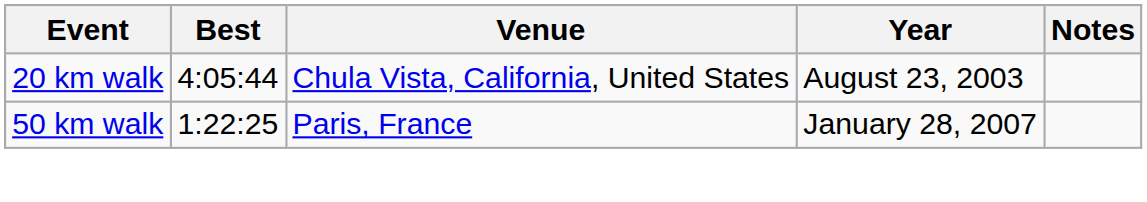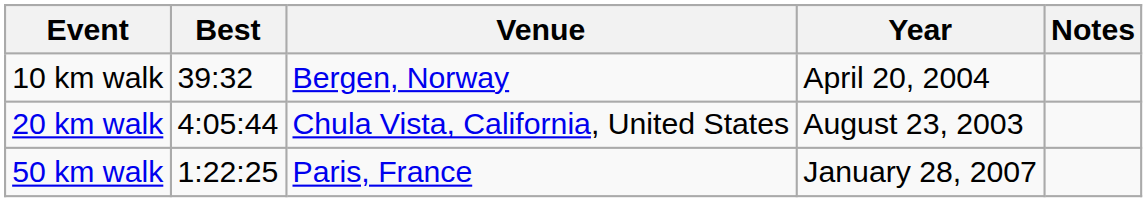+ row: (88, 77)
